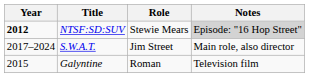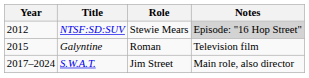(18, 30) bold -> (18, 30) normal
rows swapped: (81, 64) <-> (78, 47)
